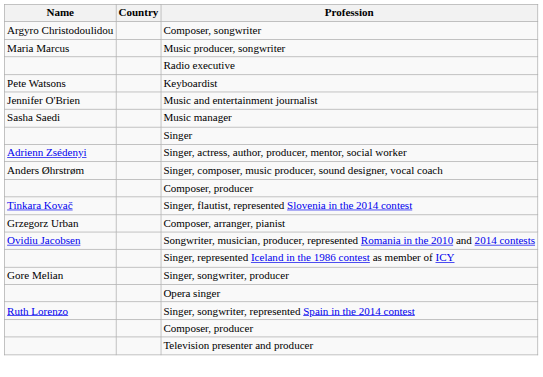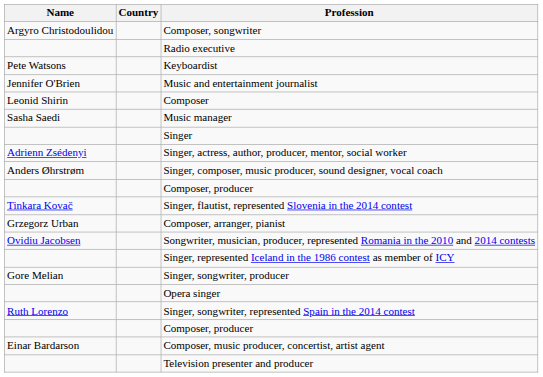- row: (38, 48)
+ row: (38, 100)
+ row: (43, 345)
